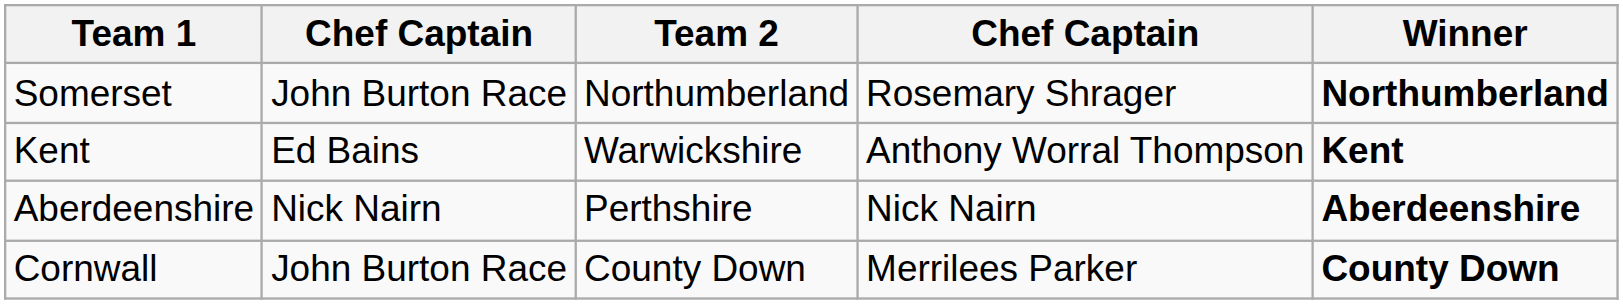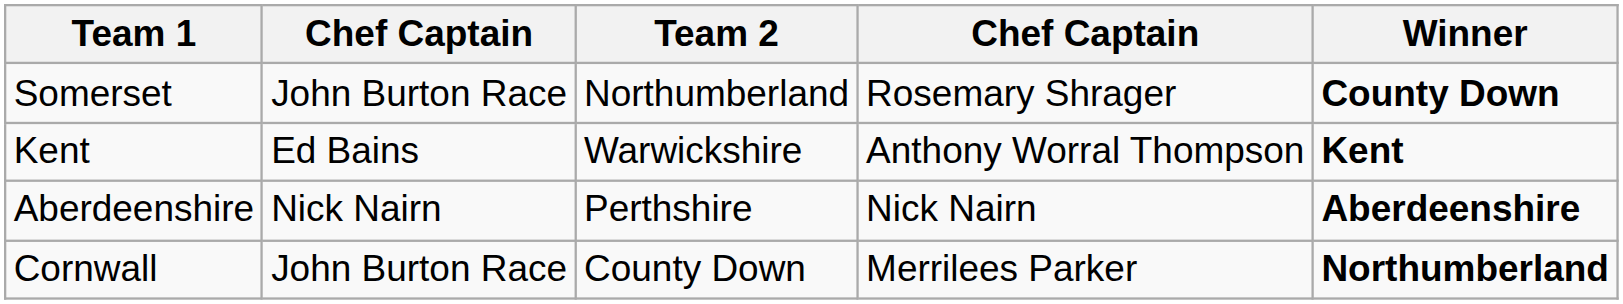(1465, 92) Northumberland -> (1440, 92) County Down
(1440, 268) County Down -> (1465, 268) Northumberland
